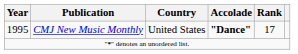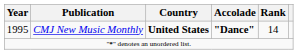(177, 30) normal -> (179, 30) bold
(270, 30) 17 -> (273, 30) 14
